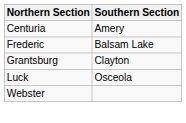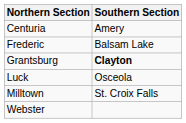(112, 61) normal -> (113, 61) bold
+ row: (25, 93)
